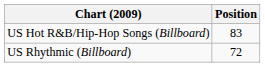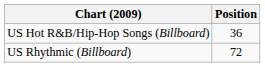(236, 33) 83 -> (236, 33) 36
